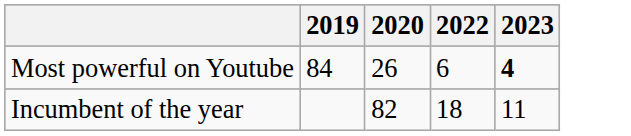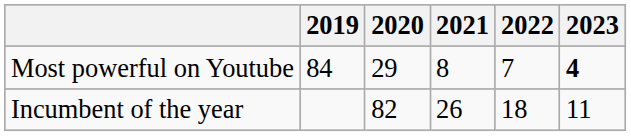+ column: (462, 25)
(384, 67) 26 -> (384, 67) 29
(443, 67) 6 -> (508, 67) 7
